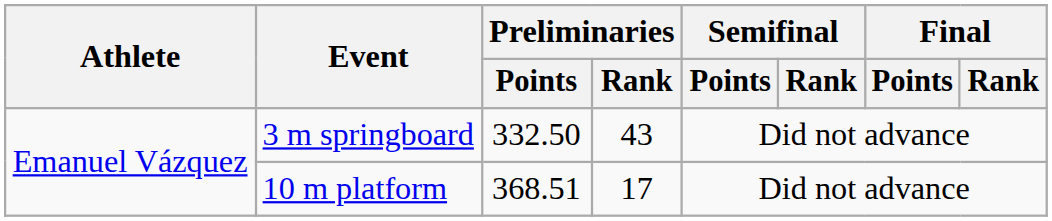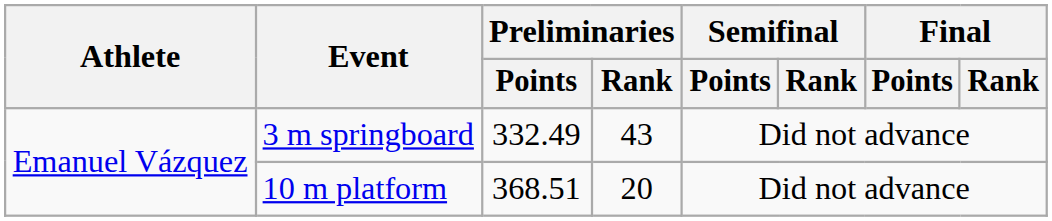(536, 135) 332.50 -> (536, 135) 332.49
(637, 188) 17 -> (637, 188) 20
